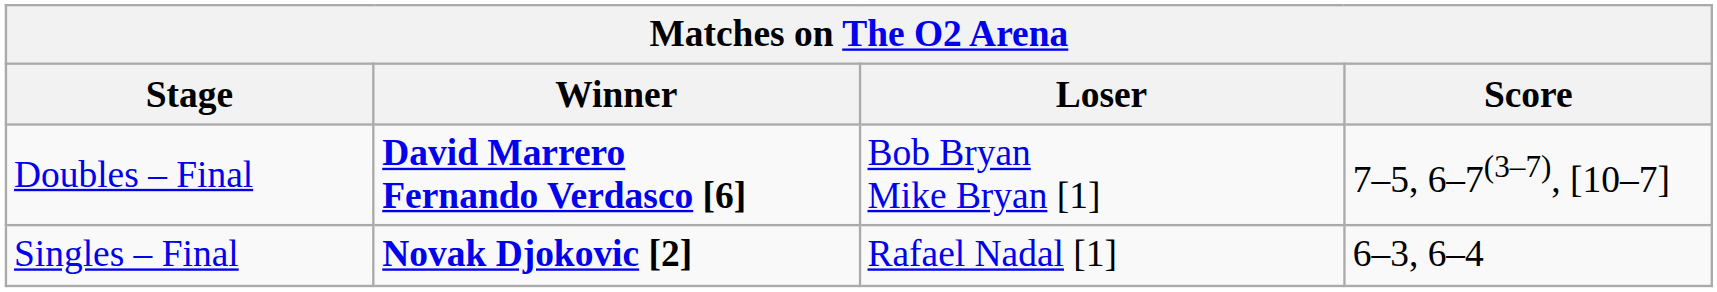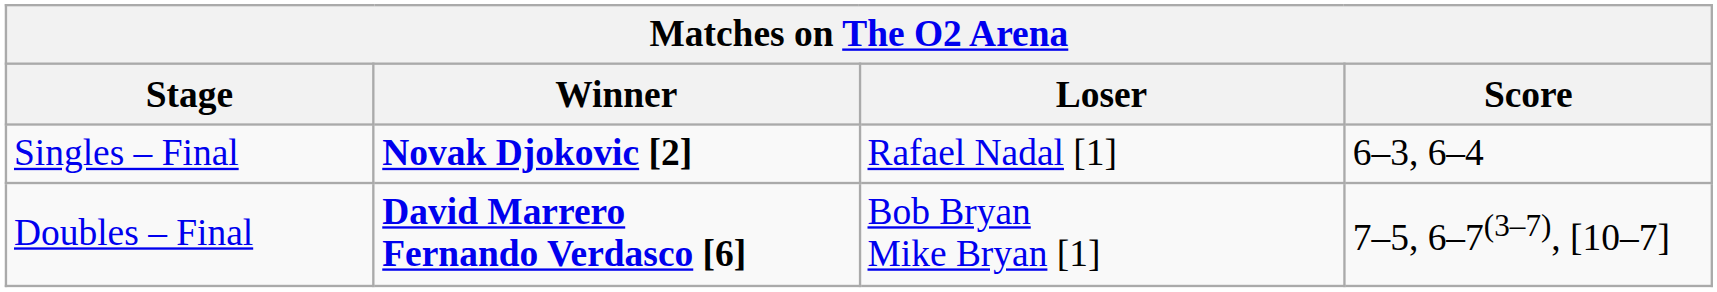rows swapped: (134, 174) <-> (126, 254)
